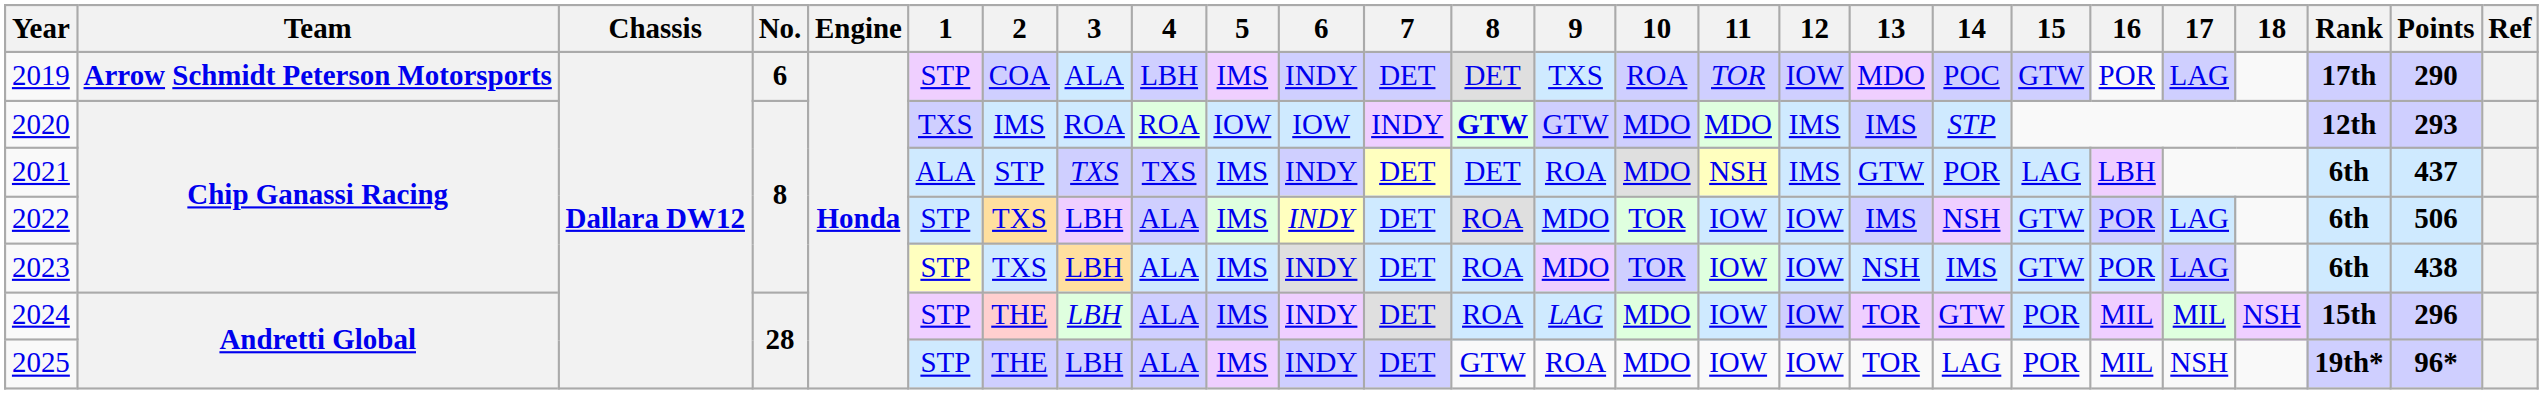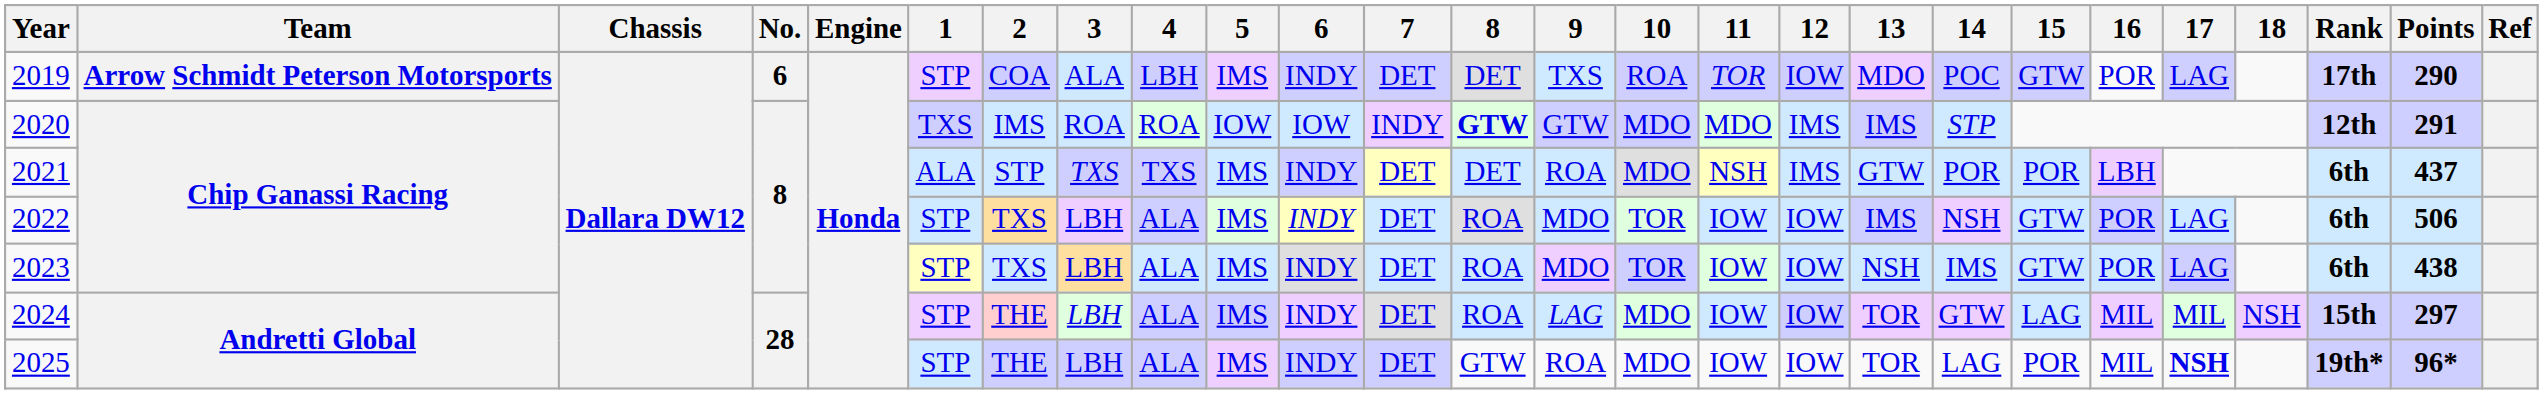(2436, 123) 293 -> (2436, 123) 291
(2051, 171) LAG -> (2051, 171) POR
(2051, 314) POR -> (2051, 314) LAG
(2436, 314) 296 -> (2436, 314) 297
(2199, 362) normal -> (2199, 362) bold
